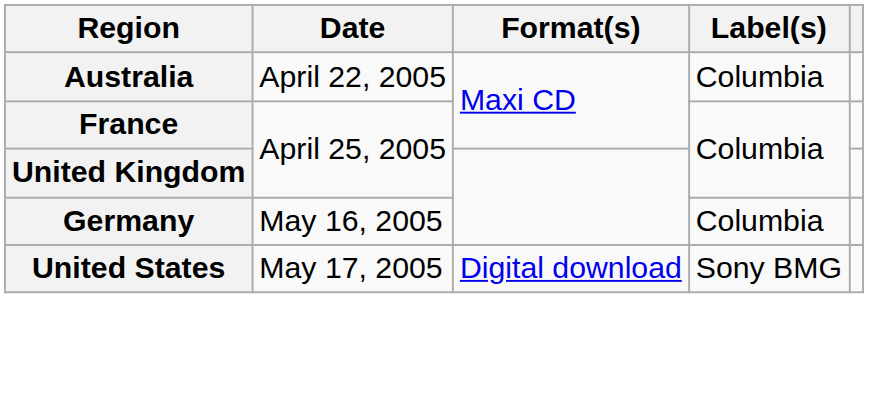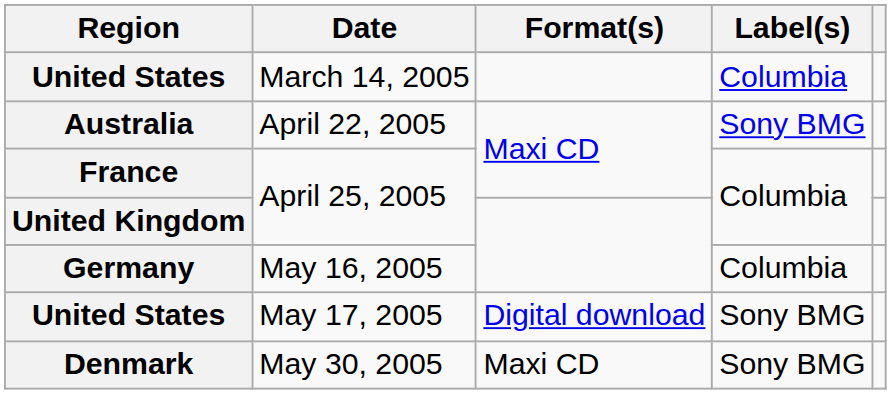+ row: (129, 76)
(760, 76) Columbia -> (792, 124) Sony BMG
+ row: (129, 364)
